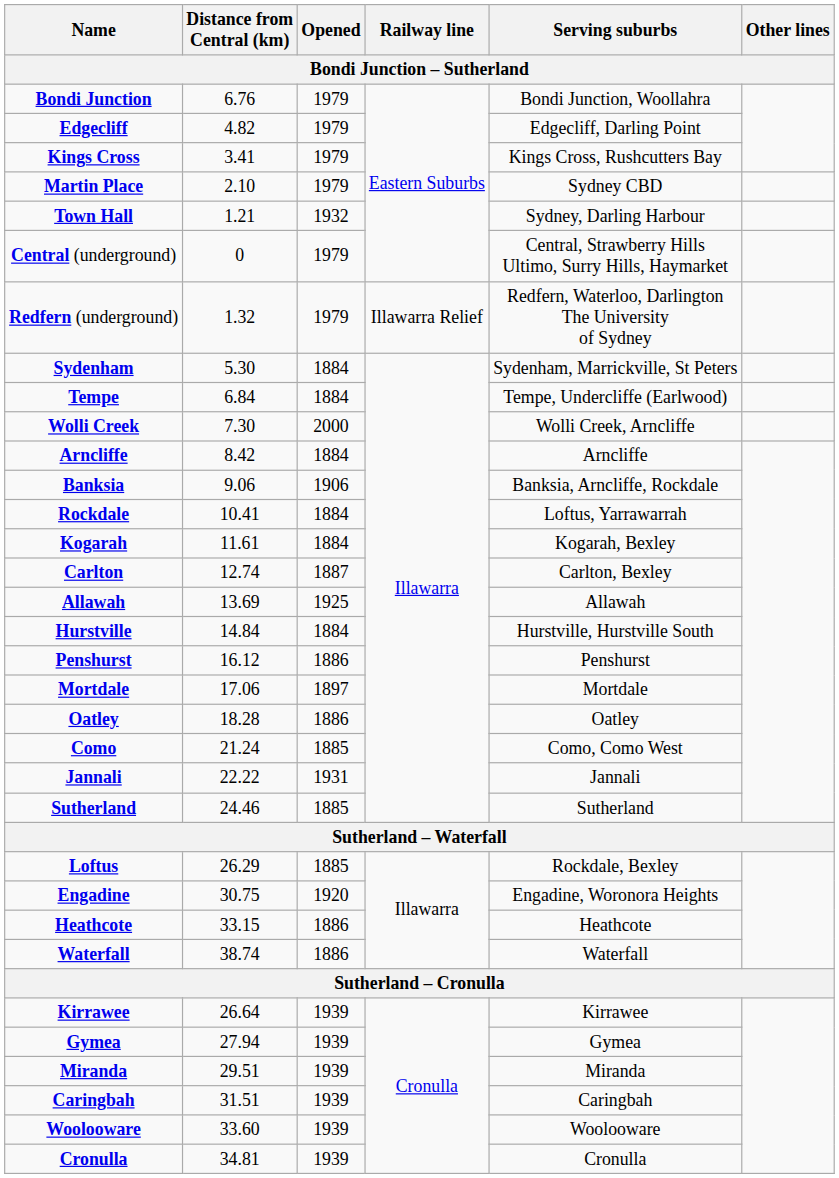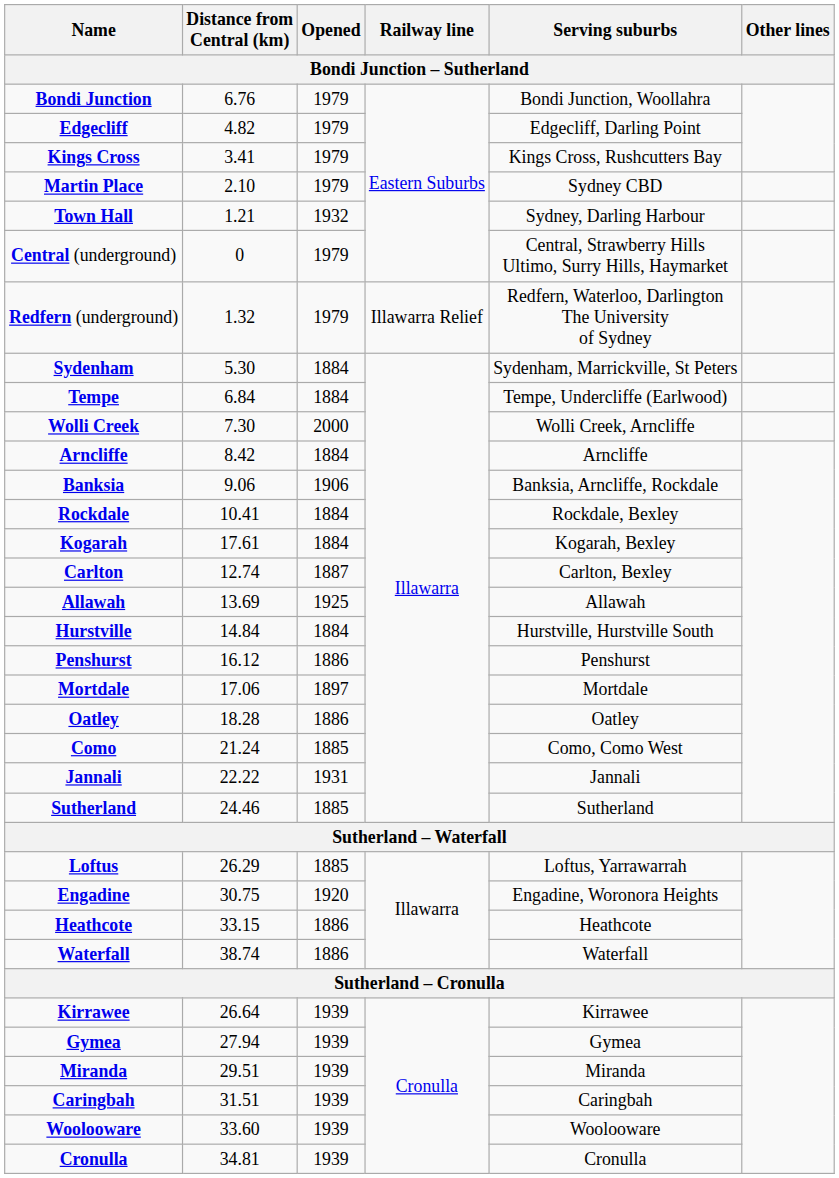(615, 514) Loftus, Yarrawarrah -> (615, 514) Rockdale, Bexley
(240, 543) 11.61 -> (240, 543) 17.61
(615, 865) Rockdale, Bexley -> (615, 865) Loftus, Yarrawarrah
